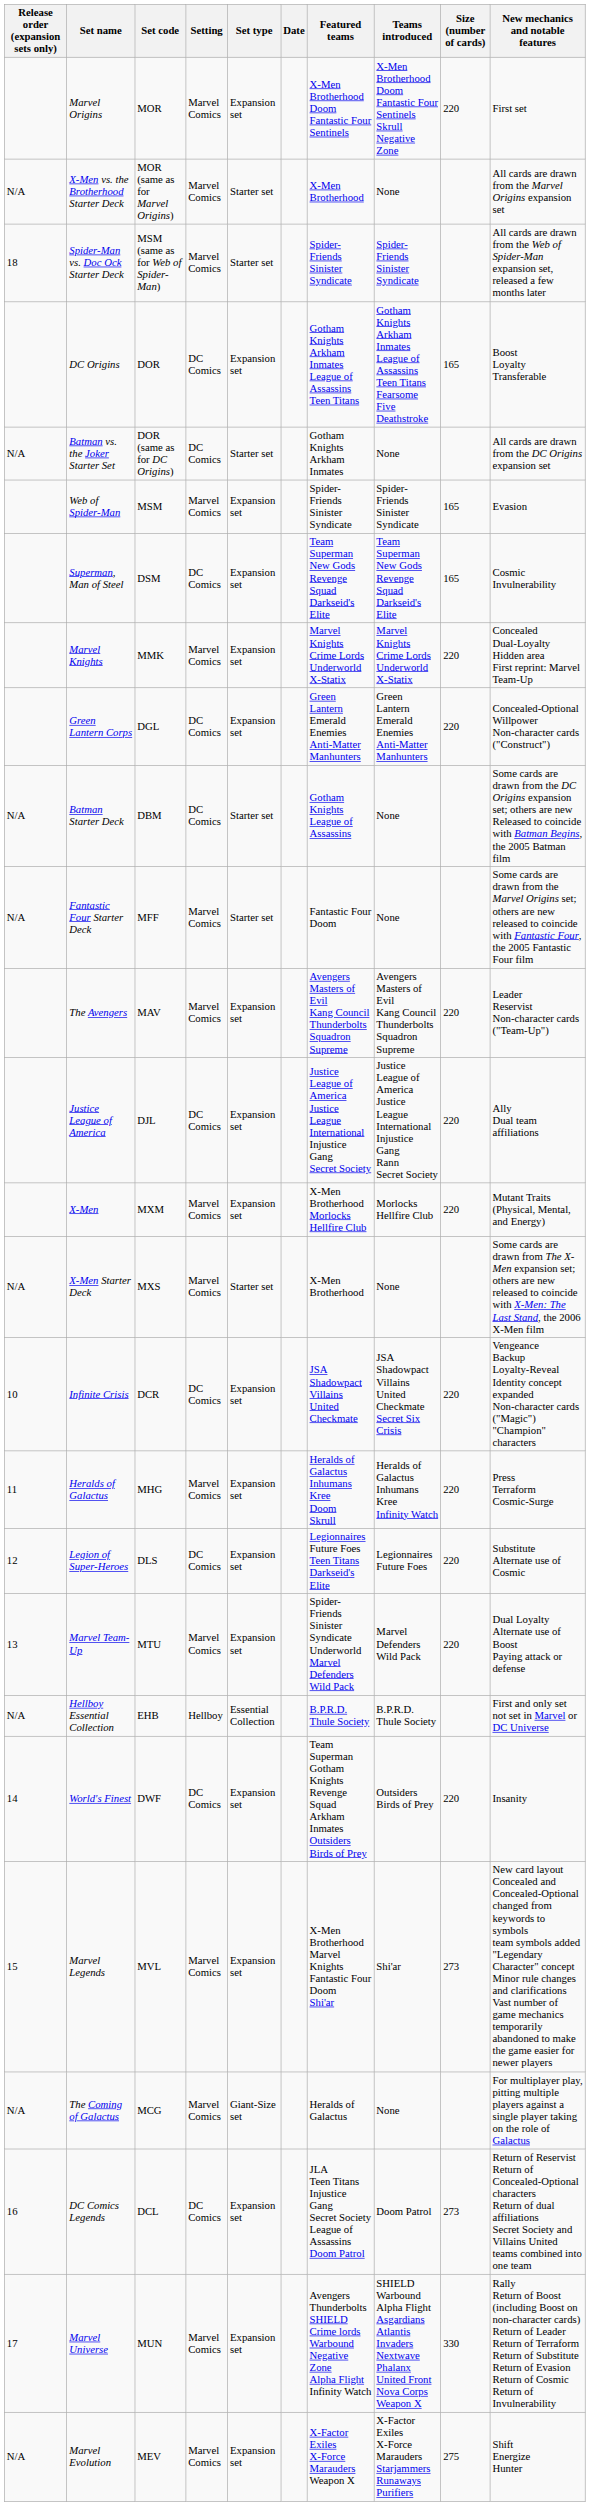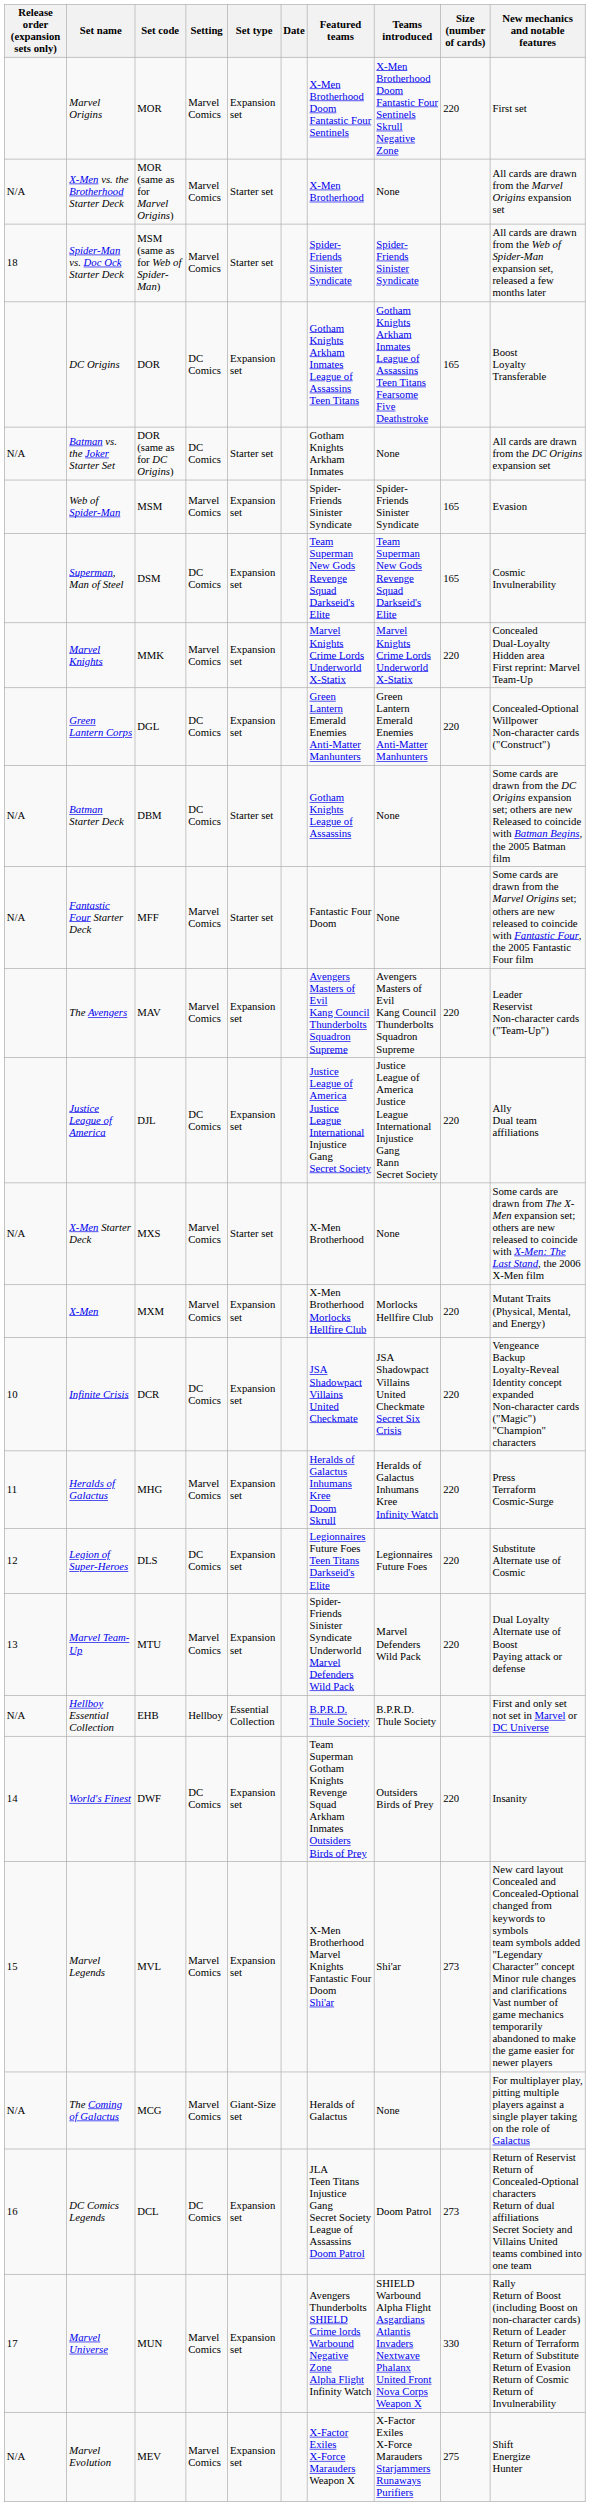rows swapped: (84, 1209) <-> (100, 1287)
